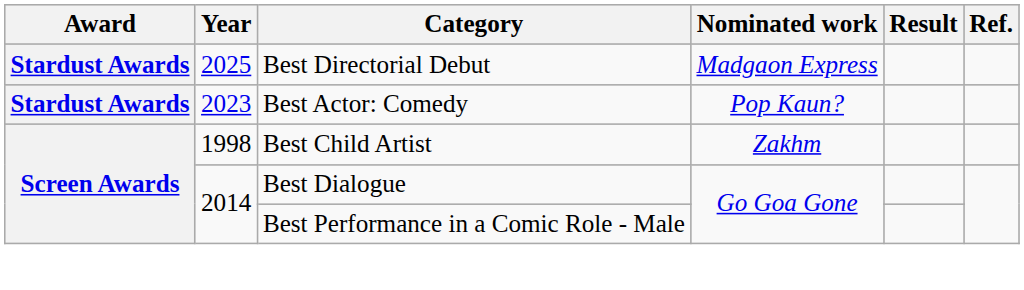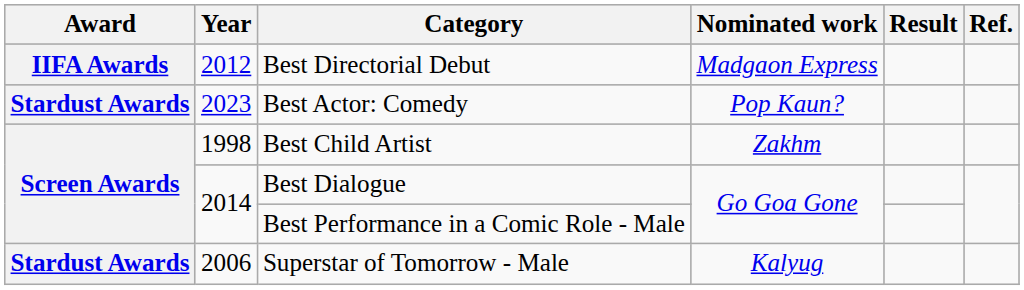(100, 64) Stardust Awards -> (100, 64) IIFA Awards
(226, 64) 2025 -> (226, 64) 2012
+ row: (416, 263)
